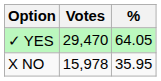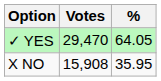(85, 64) 15,978 -> (85, 64) 15,908
